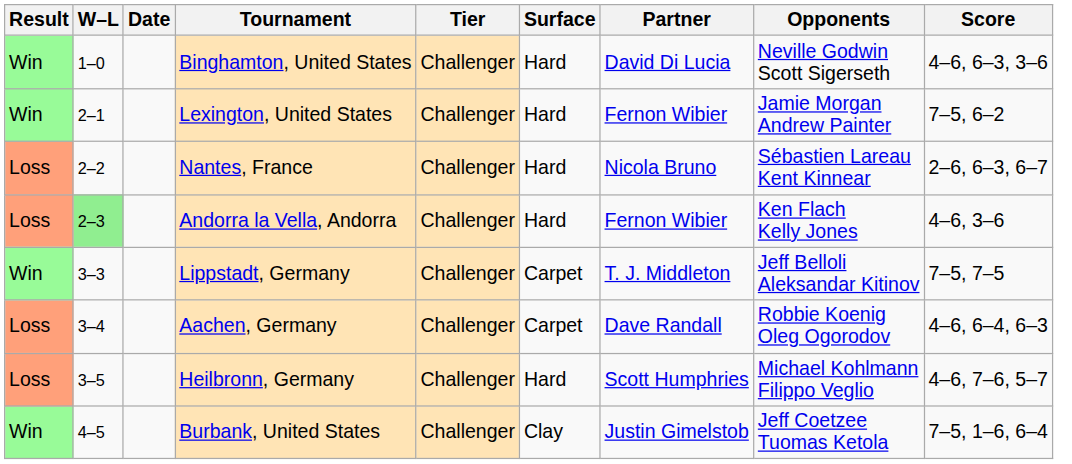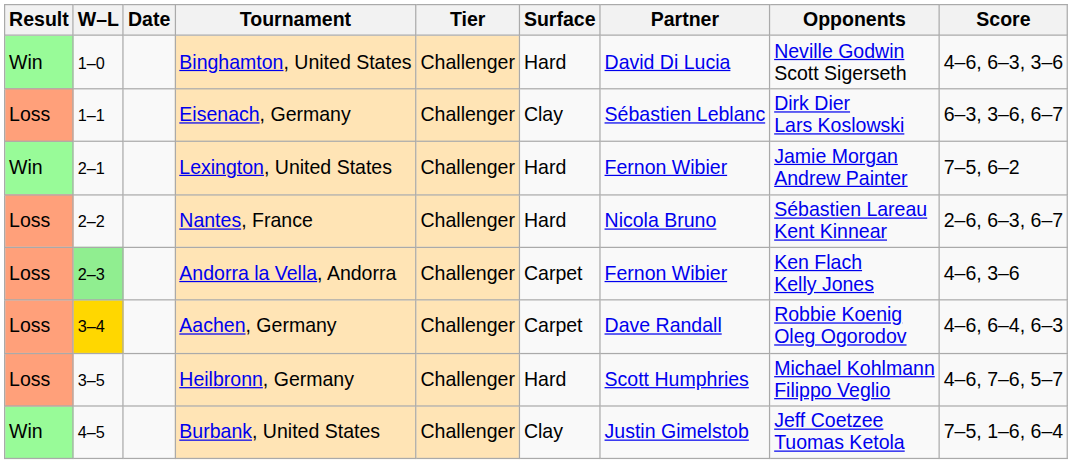+ row: (265, 114)
(545, 220) Hard -> (553, 273) Carpet
- row: (264, 273)
(91, 327) no background -> (91, 327) gold background
